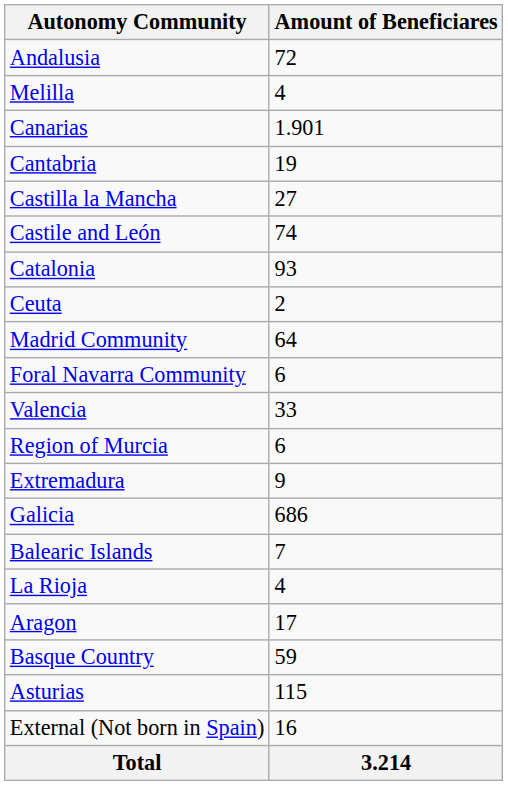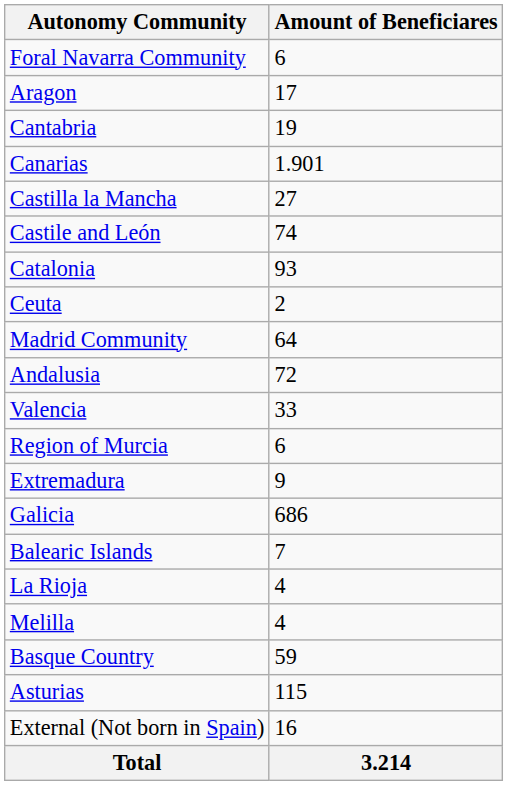rows swapped: (55, 57) <-> (128, 374)
rows swapped: (43, 621) <-> (42, 92)
rows swapped: (49, 127) <-> (53, 163)
